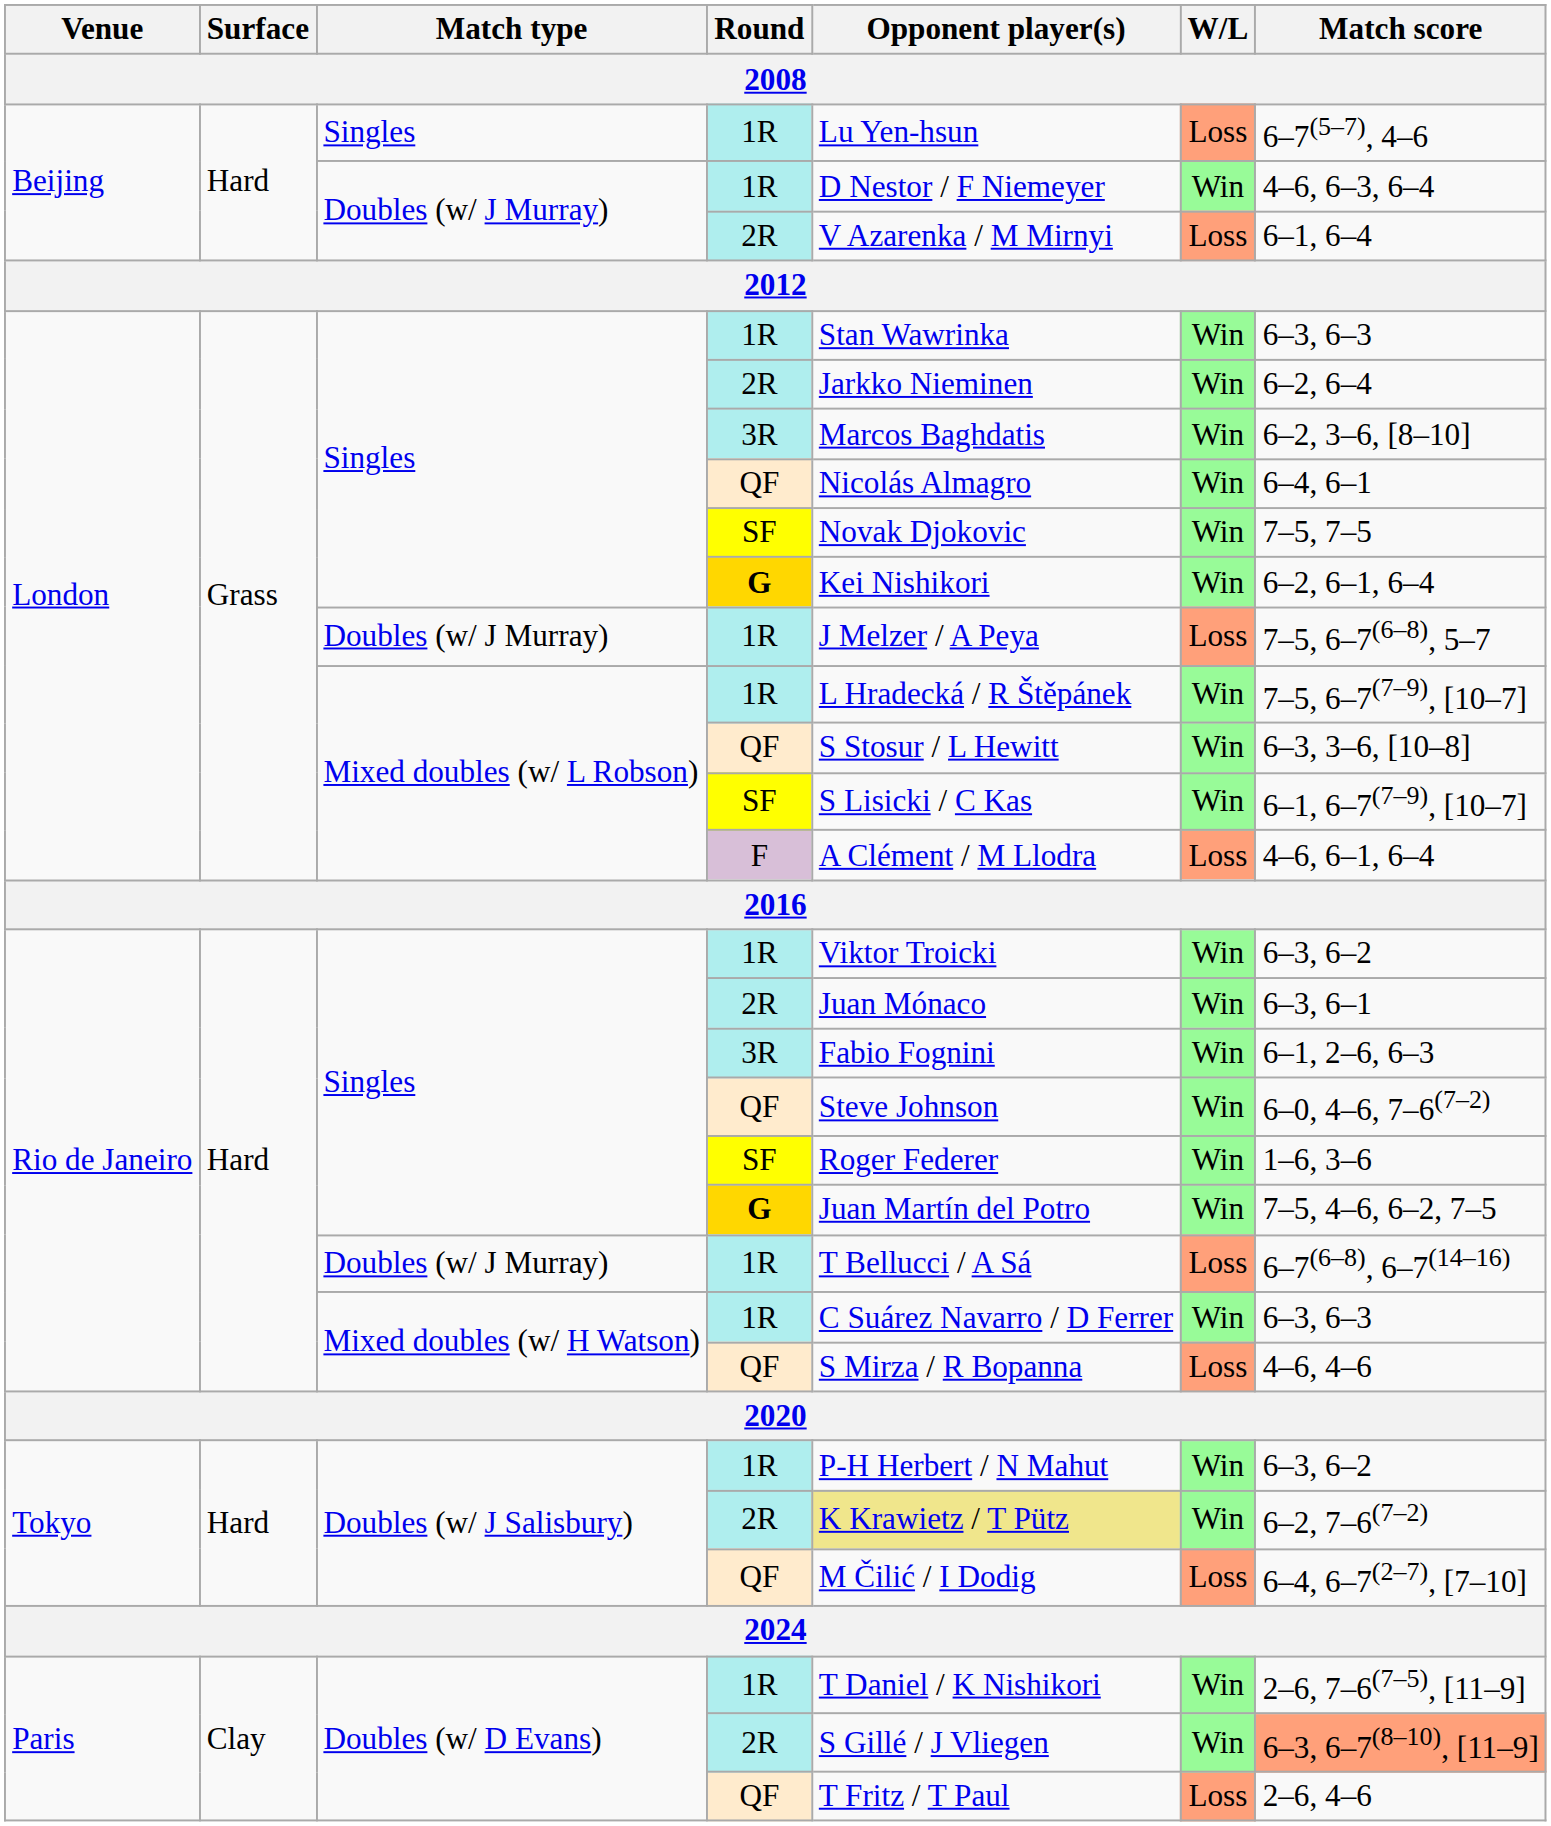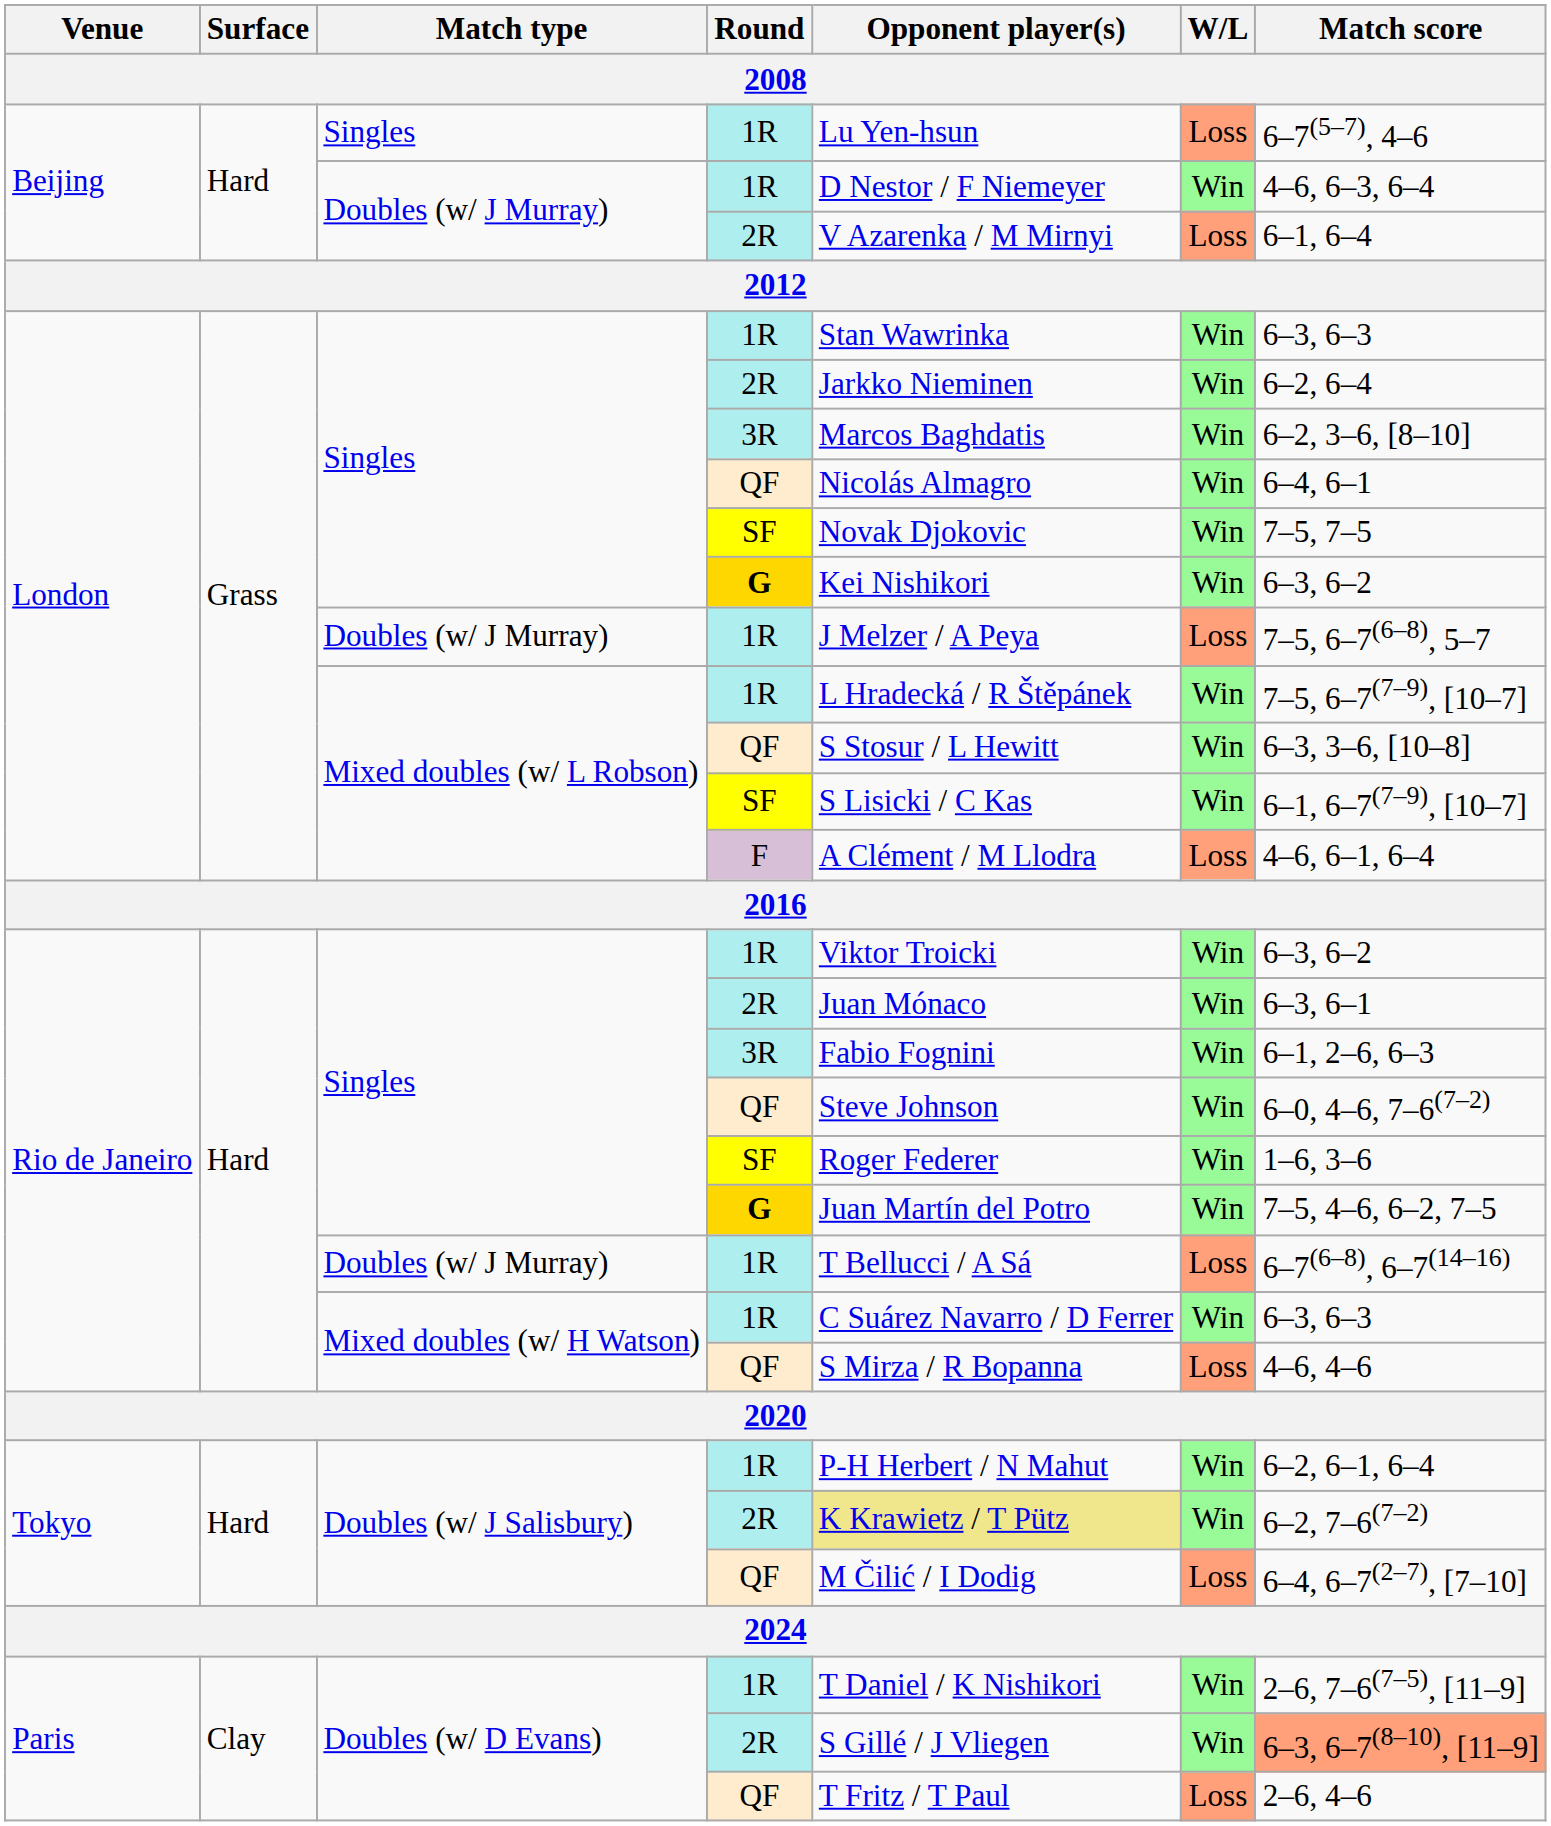(1348, 581) 6–2, 6–1, 6–4 -> (1317, 581) 6–3, 6–2
(1317, 1465) 6–3, 6–2 -> (1348, 1465) 6–2, 6–1, 6–4
